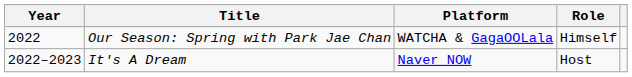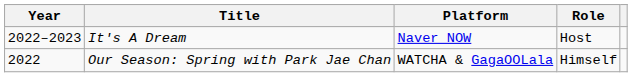rows swapped: (240, 38) <-> (137, 60)
